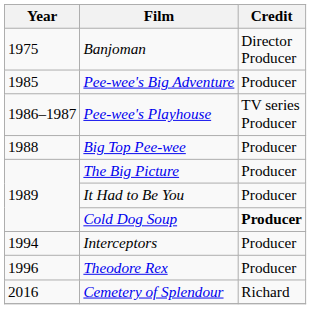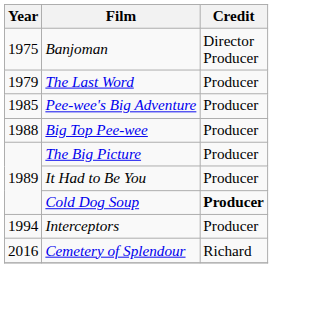+ row: (90, 81)
- row: (147, 114)
- row: (126, 267)
